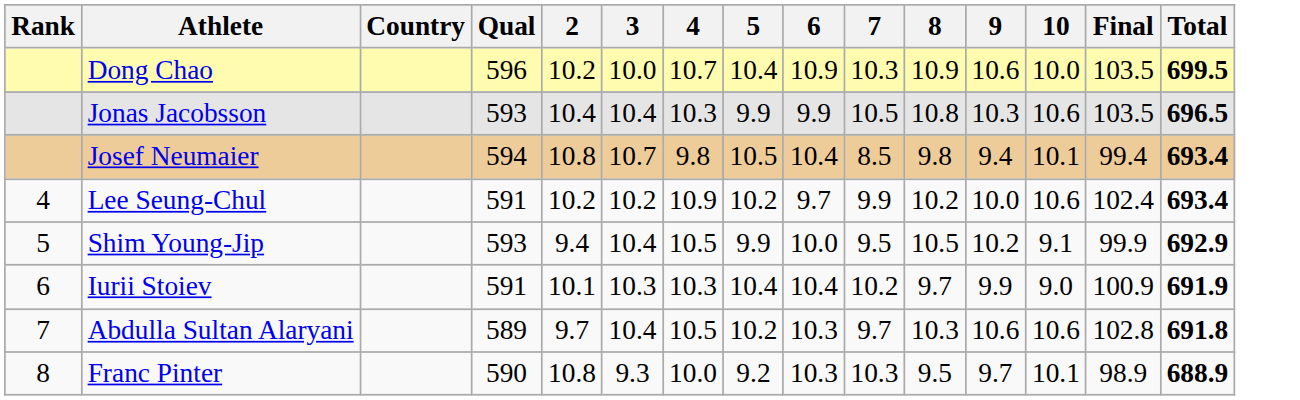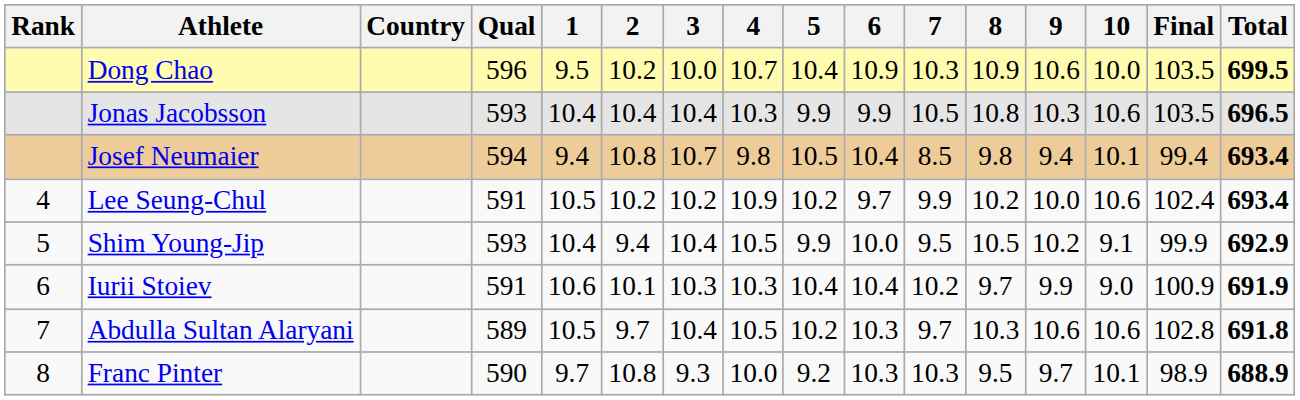+ column: (572, 26)
